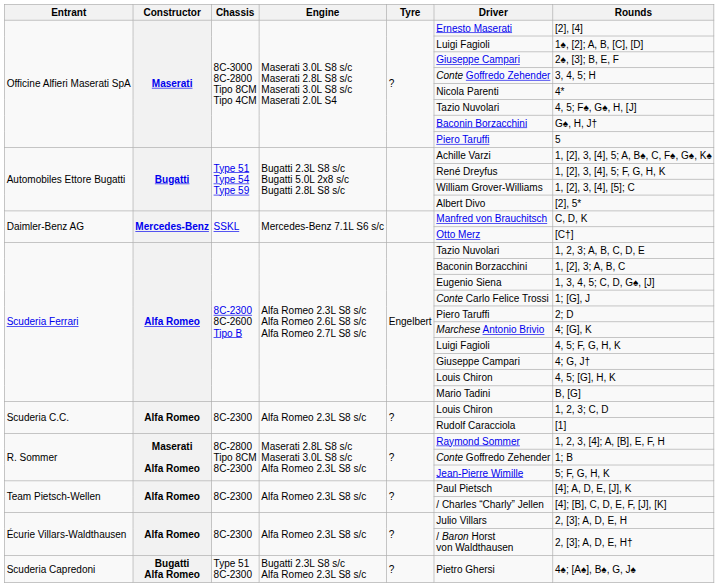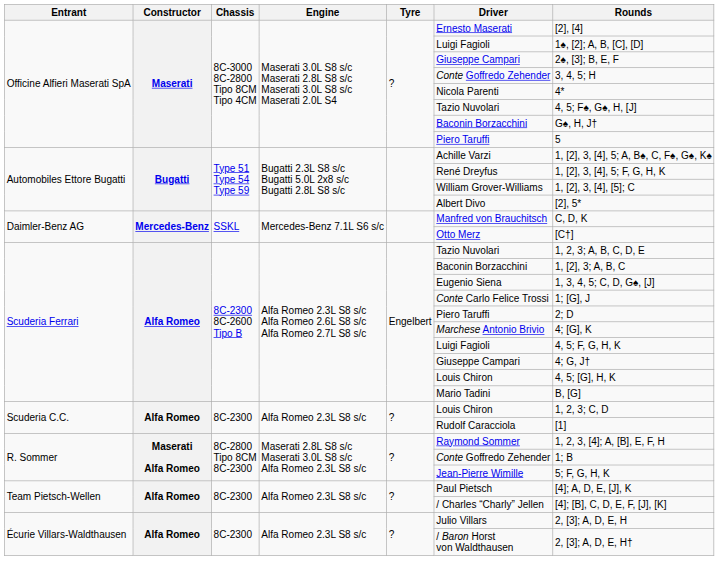- row: (51, 569)
